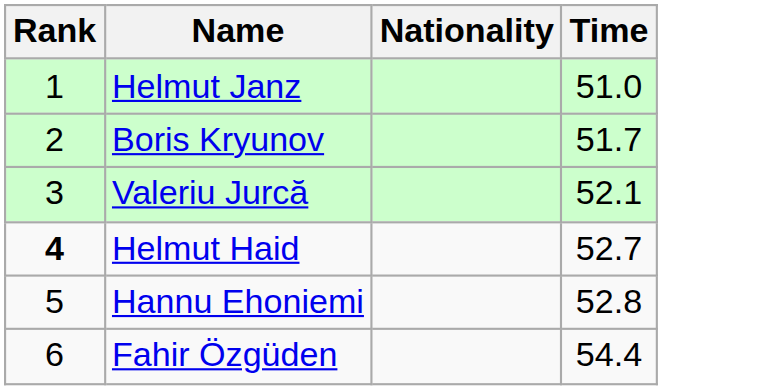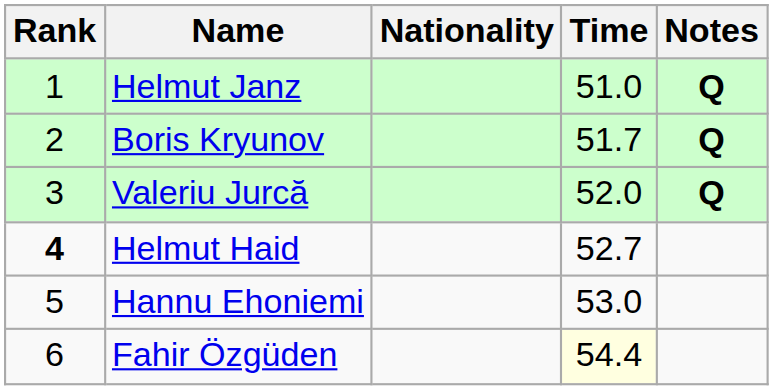+ column: (712, 31)
(609, 193) 52.1 -> (609, 193) 52.0
(609, 301) 52.8 -> (609, 301) 53.0
(609, 355) no background -> (609, 355) lightyellow background
